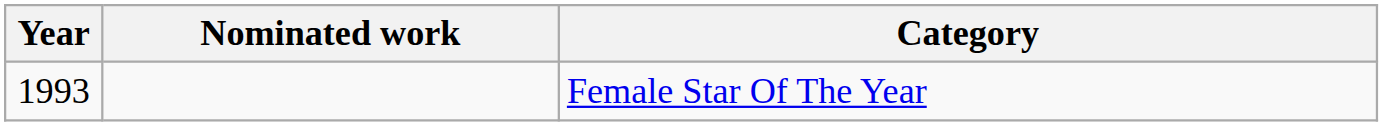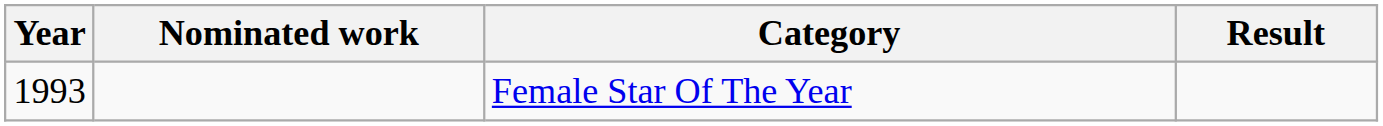+ column: (1276, 33)
